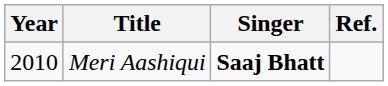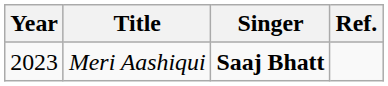(34, 61) 2010 -> (34, 61) 2023
